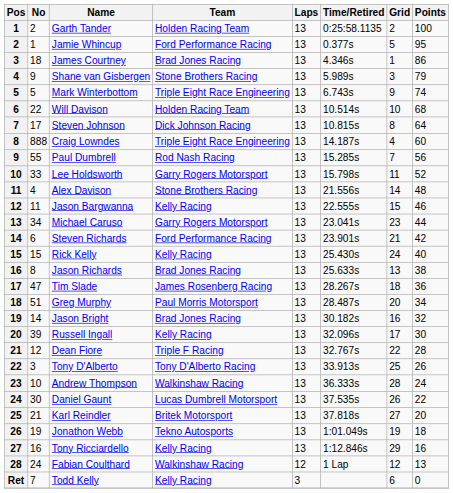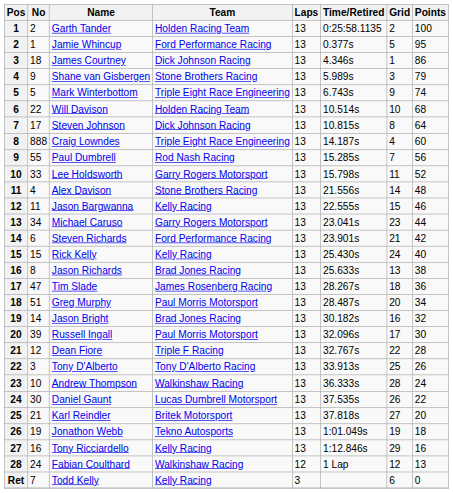(198, 61) Brad Jones Racing -> (203, 61) Dick Johnson Racing
(183, 335) Kelly Racing -> (206, 335) Paul Morris Motorsport
